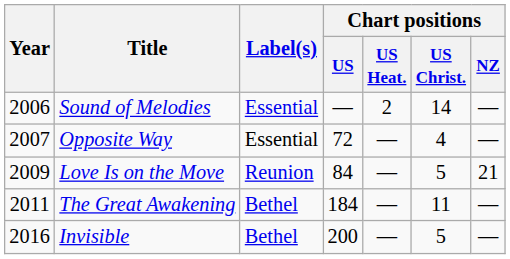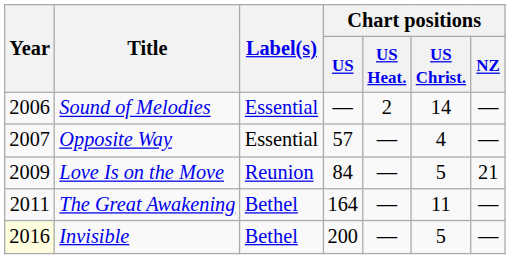(343, 140) 72 -> (343, 140) 57
(343, 204) 184 -> (343, 204) 164
(30, 236) no background -> (30, 236) lightyellow background
